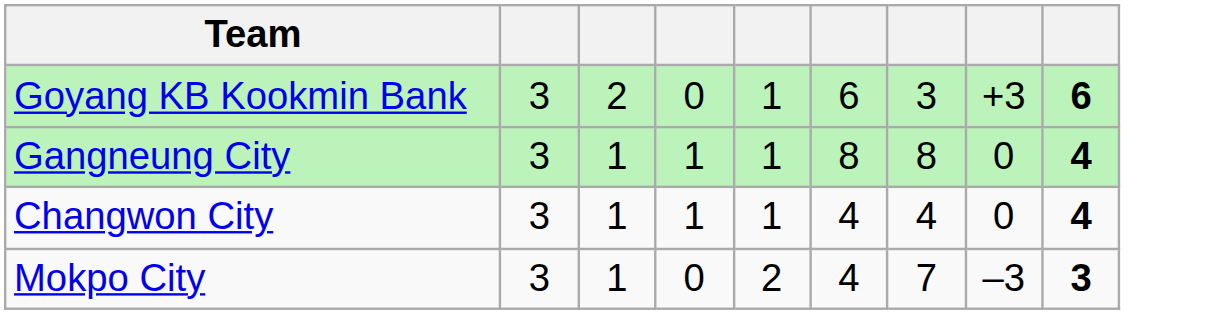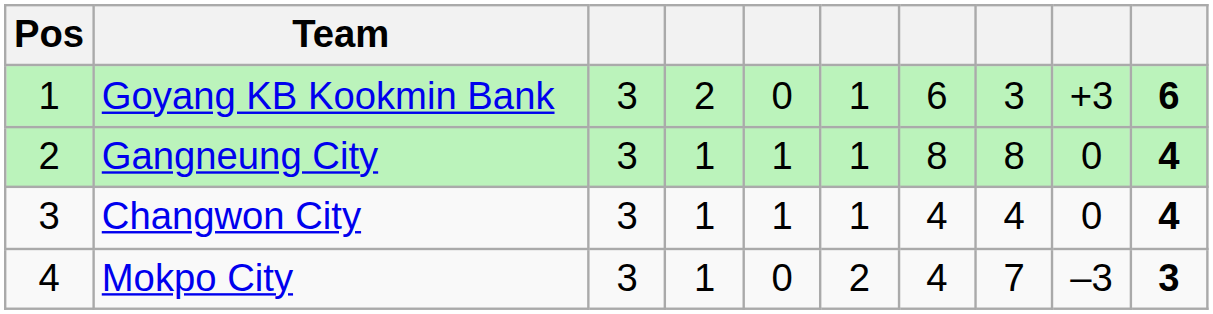+ column: (49, 34)
